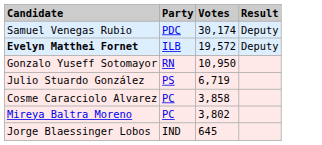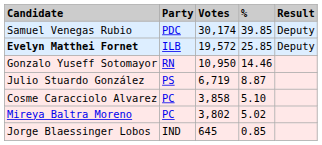+ column: (244, 13)
